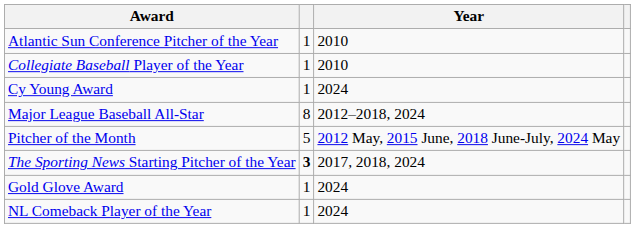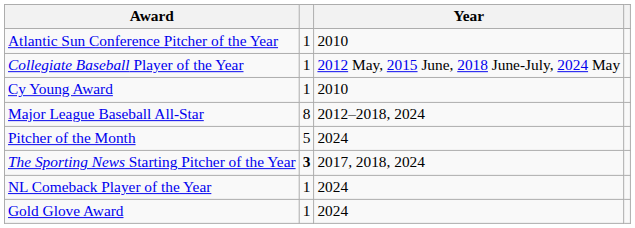(333, 65) 2010 -> (469, 65) 2012 May, 2015 June, 2018 June-July, 2024 May
(333, 89) 2024 -> (333, 89) 2010
(469, 138) 2012 May, 2015 June, 2018 June-July, 2024 May -> (333, 138) 2024
rows swapped: (66, 187) <-> (110, 211)
